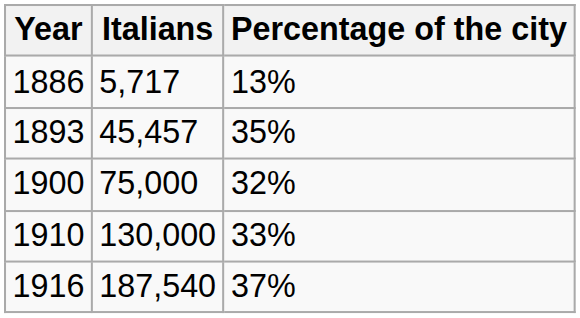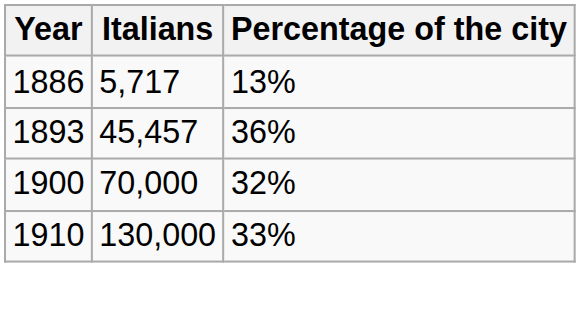(263, 132) 35% -> (263, 132) 36%
(149, 183) 75,000 -> (149, 183) 70,000
- row: (48, 286)
